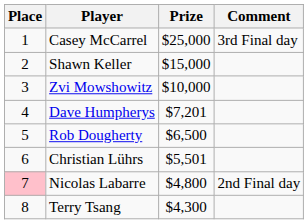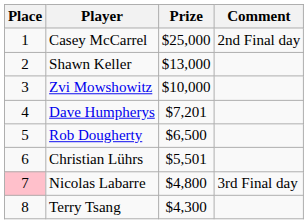(258, 40) 3rd Final day -> (259, 40) 2nd Final day
(186, 64) $15,000 -> (186, 64) $13,000
(259, 183) 2nd Final day -> (258, 183) 3rd Final day
